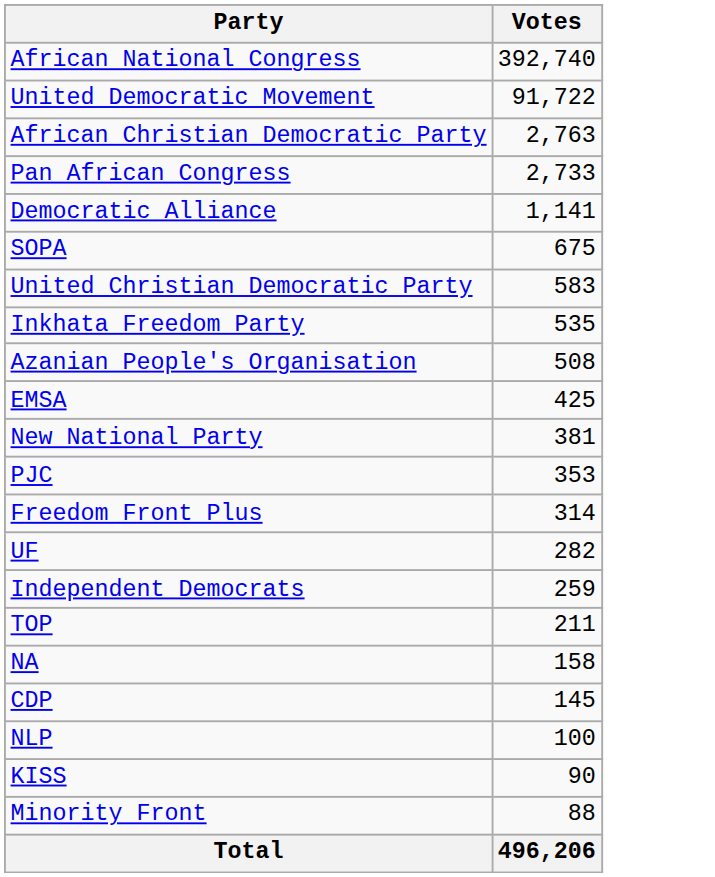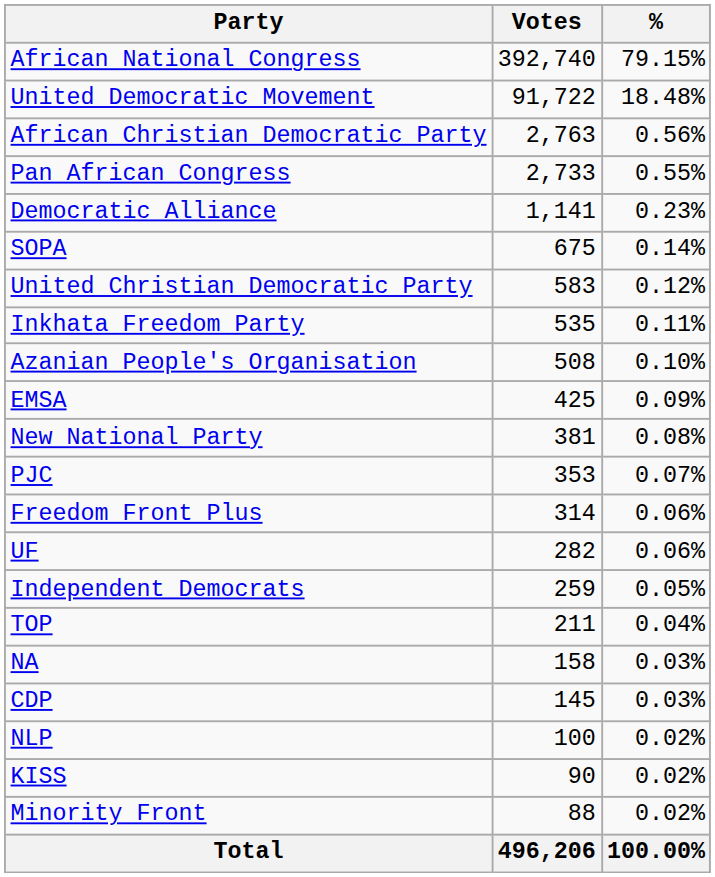+ column: (656, 24)
